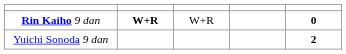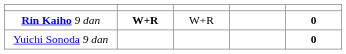(314, 39) 2 -> (314, 39) 0
